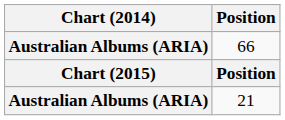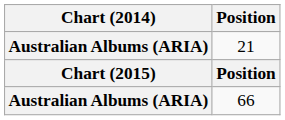rows swapped: (246, 100) <-> (246, 45)
